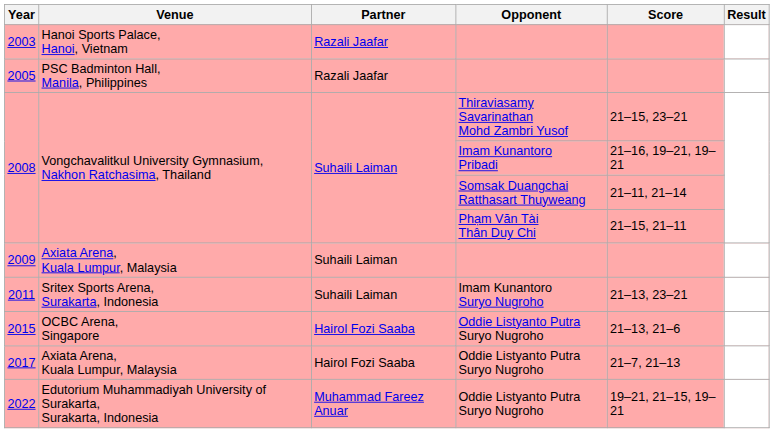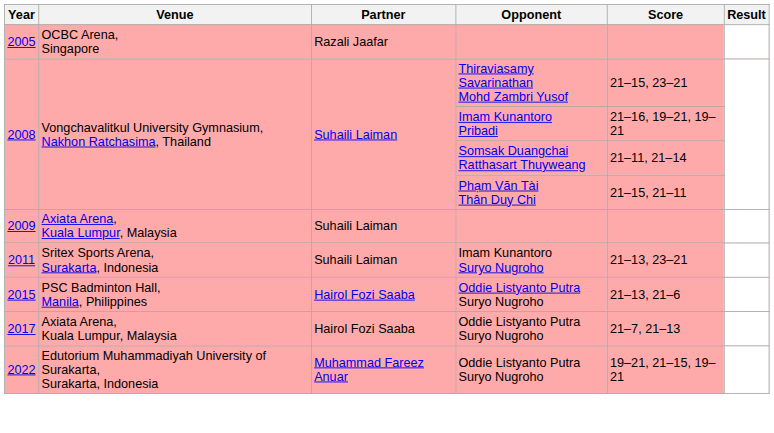- row: (21, 42)
(101, 76) PSC Badminton Hall, Manila, Philippines -> (80, 42) OCBC Arena, Singapore
(80, 329) OCBC Arena, Singapore -> (101, 295) PSC Badminton Hall, Manila, Philippines
